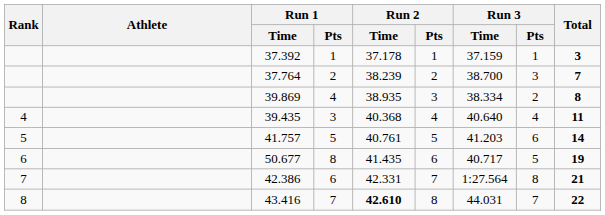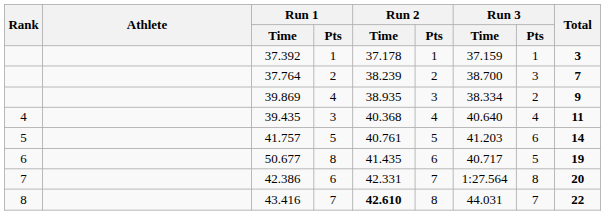(578, 96) 8 -> (578, 96) 9
(578, 179) 21 -> (578, 179) 20
